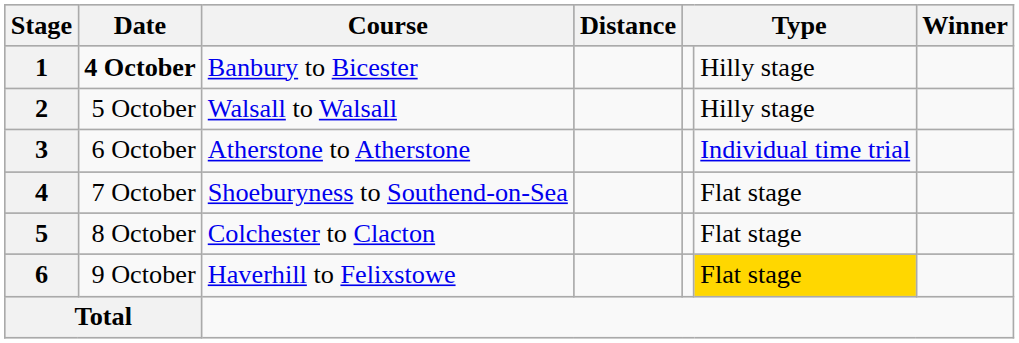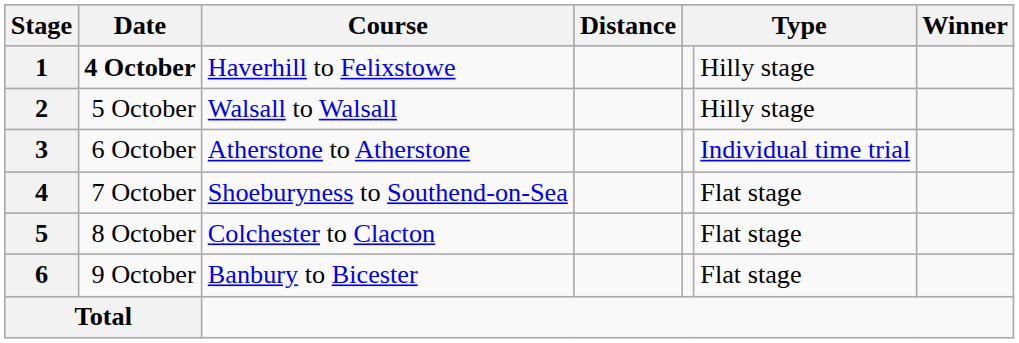(313, 66) Banbury to Bicester -> (332, 66) Haverhill to Felixstowe
(332, 274) Haverhill to Felixstowe -> (313, 274) Banbury to Bicester
(751, 274) gold background -> (751, 274) no background
